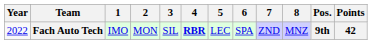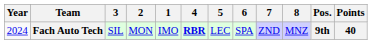columns swapped: (118, 13) <-> (170, 13)
(17, 30) 2022 -> (17, 30) 2024
(350, 30) 42 -> (350, 30) 40
